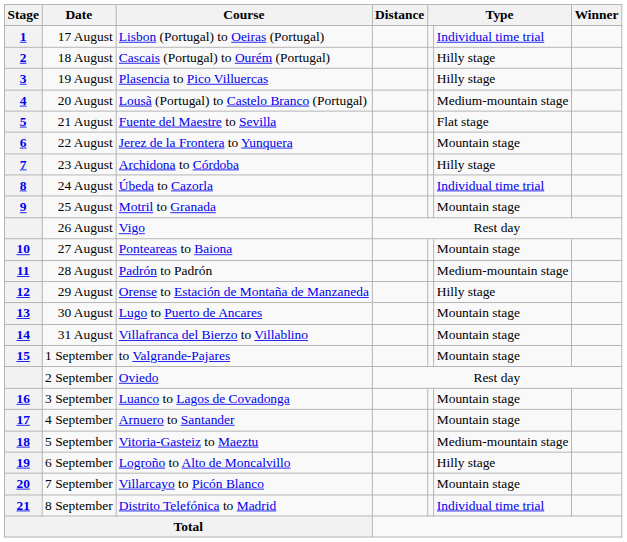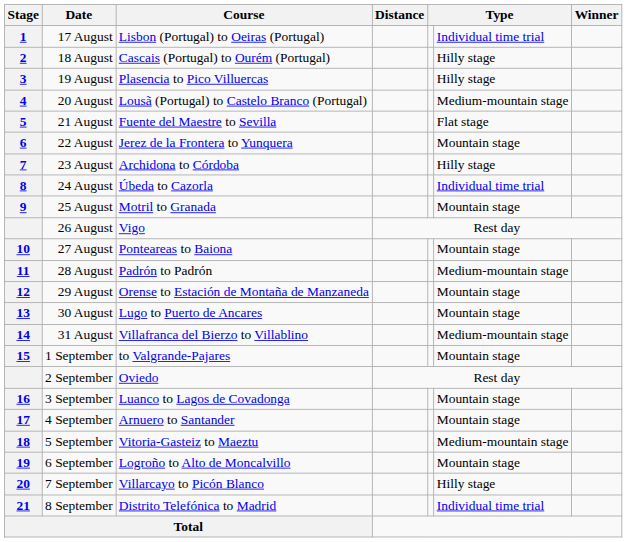(466, 292) Hilly stage -> (478, 292) Mountain stage
(478, 334) Mountain stage -> (503, 334) Medium-mountain stage
(466, 462) Hilly stage -> (478, 462) Mountain stage
(478, 484) Mountain stage -> (466, 484) Hilly stage
